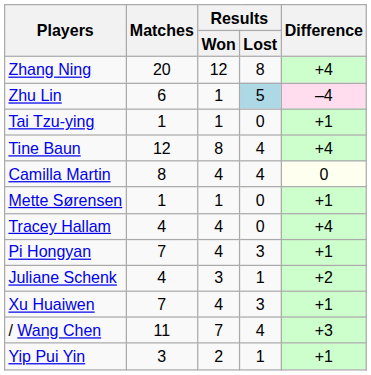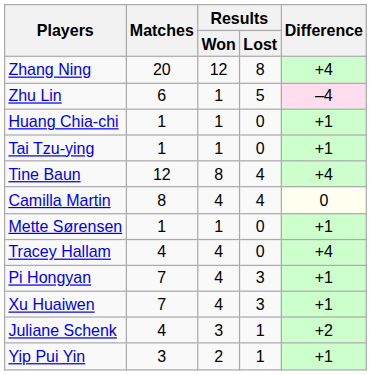(260, 96) lightblue background -> (260, 96) no background
+ row: (64, 122)
rows swapped: (63, 278) <-> (52, 304)
- row: (55, 330)
